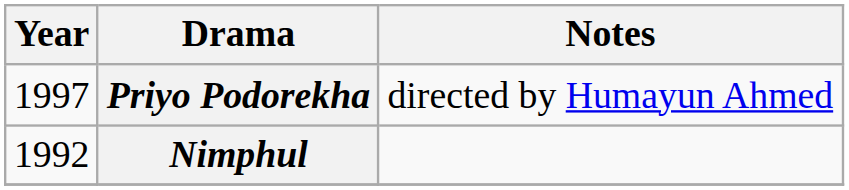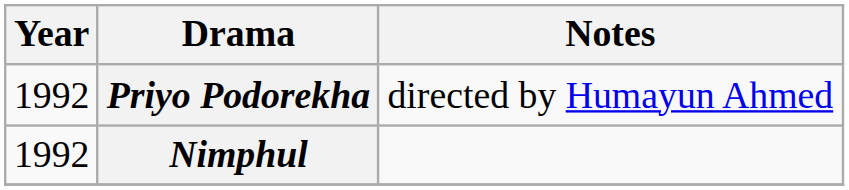(52, 94) 1997 -> (52, 94) 1992
